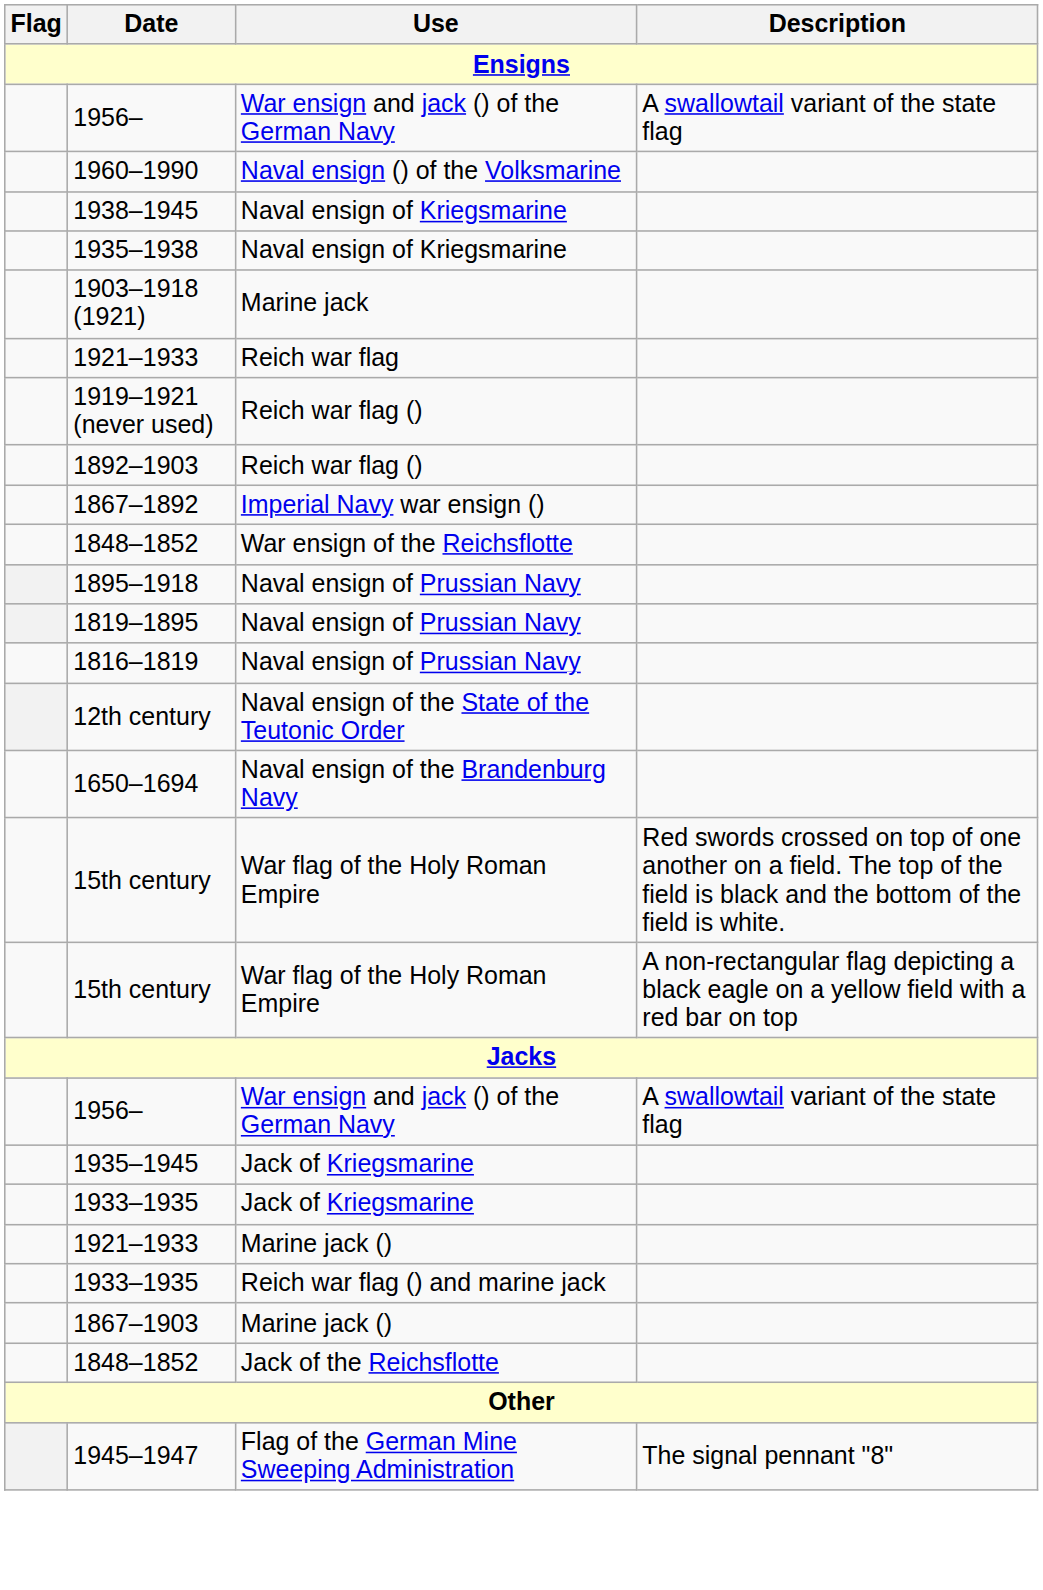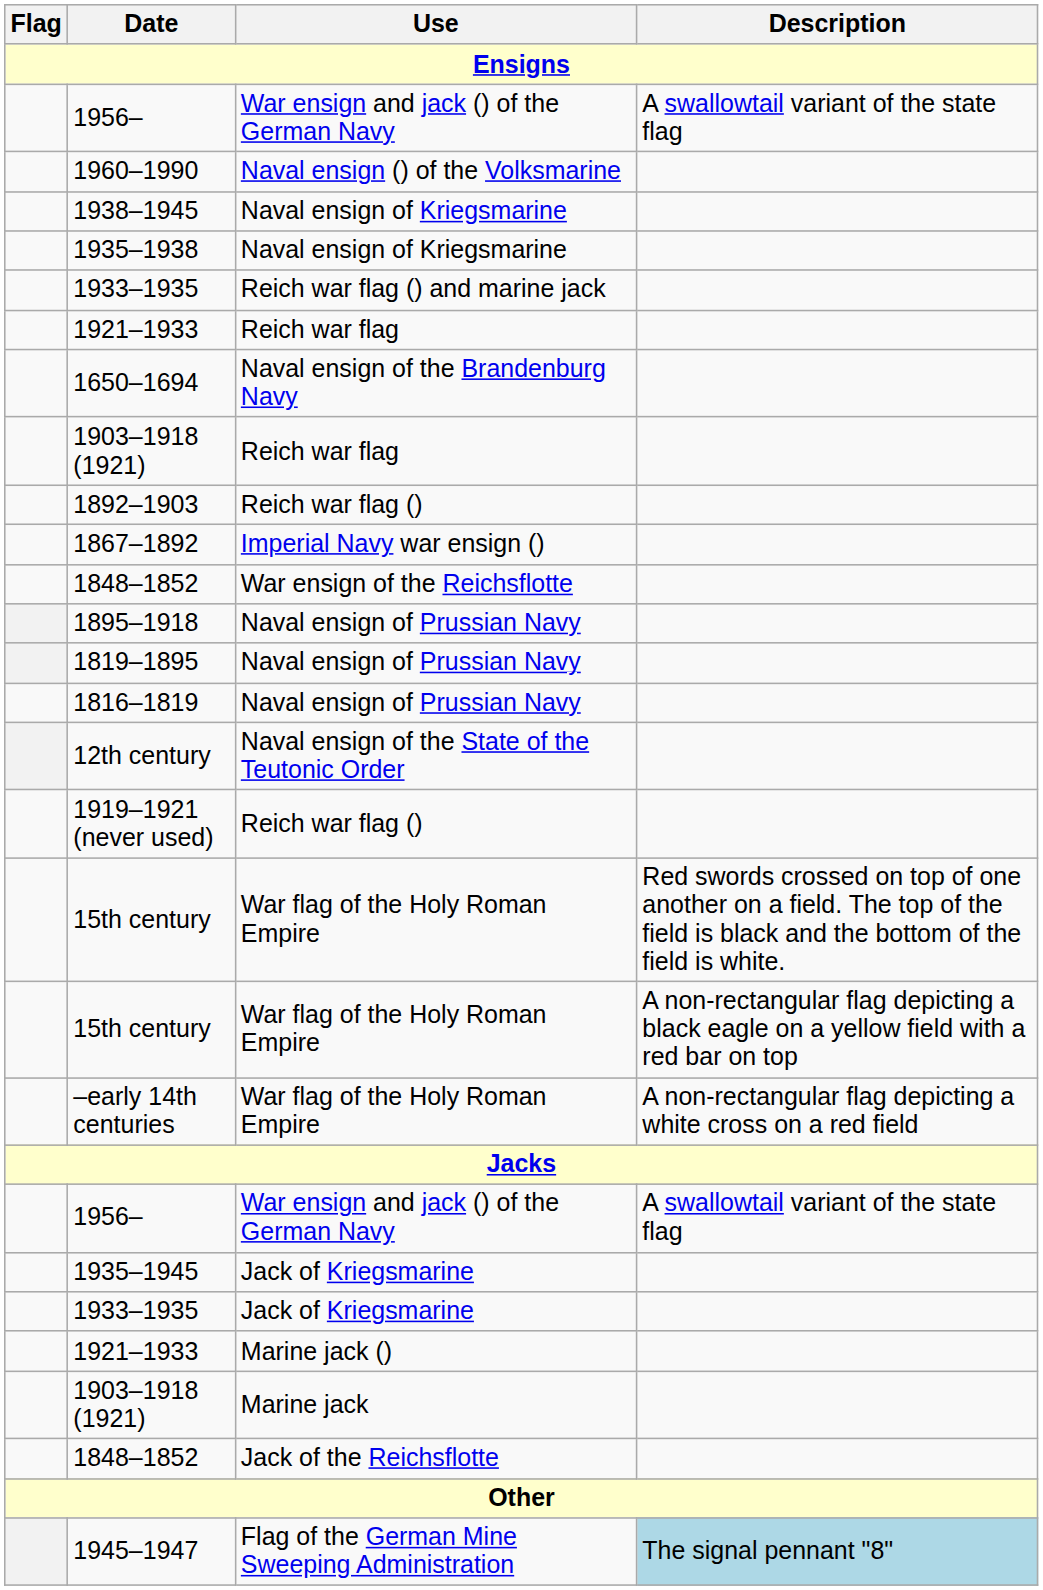rows swapped: (136, 1283) <-> (136, 303)
rows swapped: (143, 411) <-> (136, 784)
+ row: (136, 450)
+ row: (135, 1110)
- row: (136, 1322)
(768, 1455) no background -> (768, 1551) lightblue background
